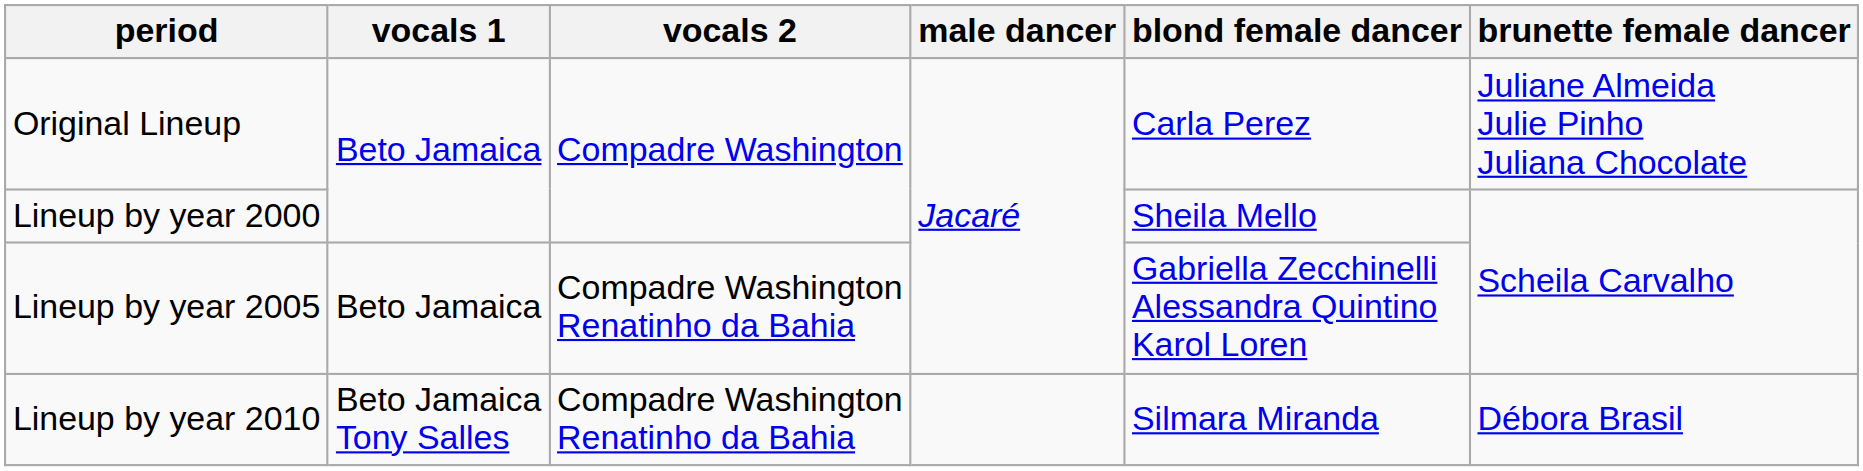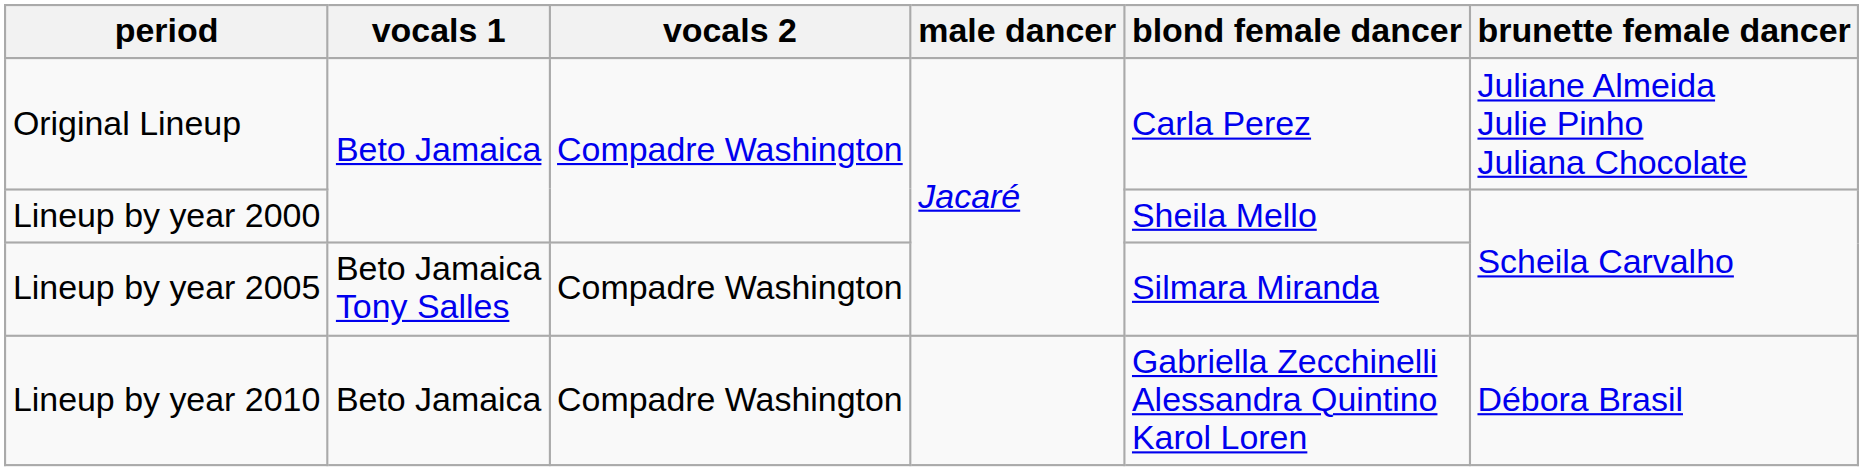(439, 307) Beto Jamaica -> (439, 288) Beto Jamaica Tony Salles
(730, 307) Compadre Washington Renatinho da Bahia -> (730, 288) Compadre Washington
(1285, 307) Gabriella Zecchinelli Alessandra Quintino Karol Loren -> (1255, 288) Silmara Miranda
(439, 418) Beto Jamaica Tony Salles -> (439, 399) Beto Jamaica
(730, 418) Compadre Washington Renatinho da Bahia -> (730, 399) Compadre Washington
(1255, 418) Silmara Miranda -> (1285, 399) Gabriella Zecchinelli Alessandra Quintino Karol Loren
